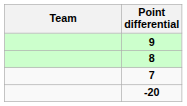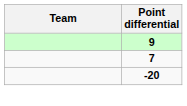- row: (152, 59)
